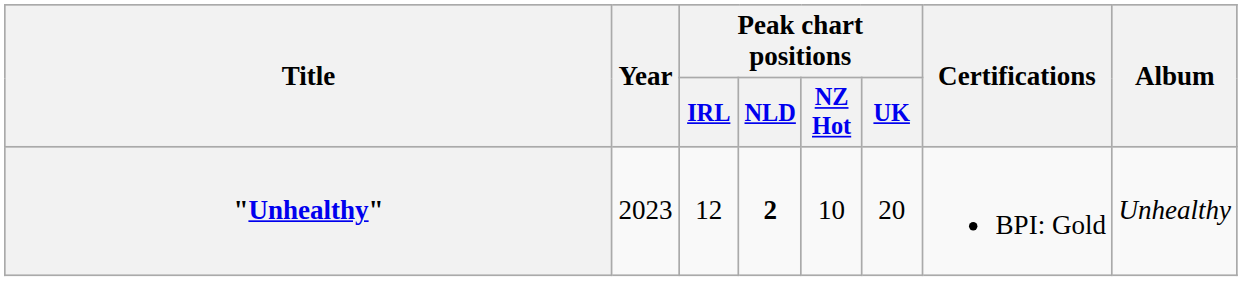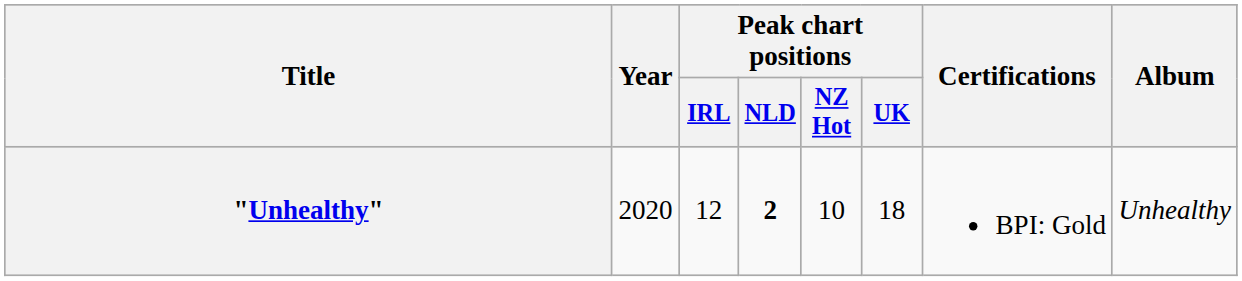(645, 210) 2023 -> (645, 210) 2020
(892, 210) 20 -> (892, 210) 18
